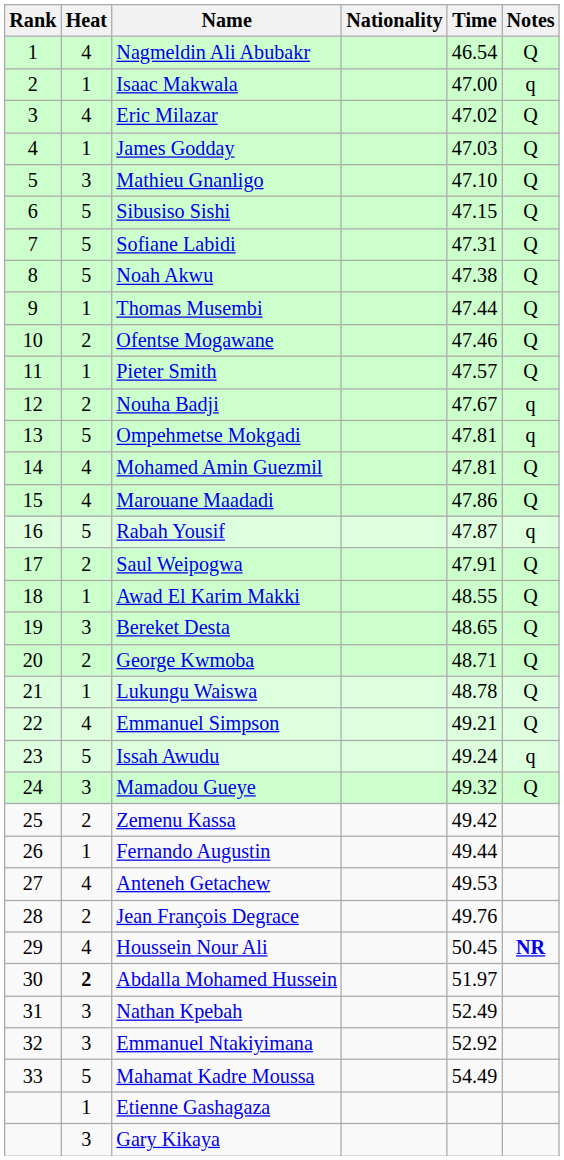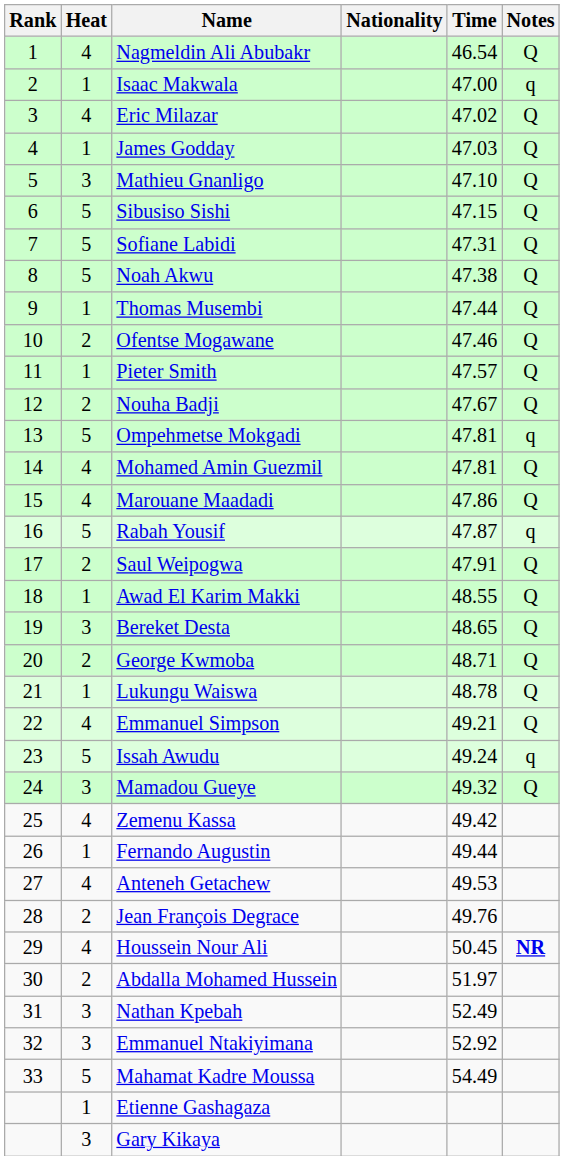(531, 404) q -> (531, 404) Q
(86, 819) 2 -> (86, 819) 4
(86, 979) bold -> (86, 979) normal
